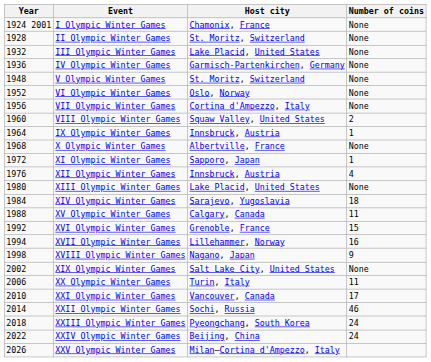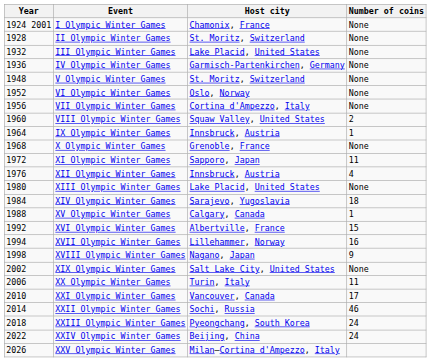(237, 147) Albertville, France -> (230, 147) Grenoble, France
(351, 160) 1 -> (354, 160) 11
(354, 214) 11 -> (351, 214) 1
(230, 228) Grenoble, France -> (237, 228) Albertville, France
